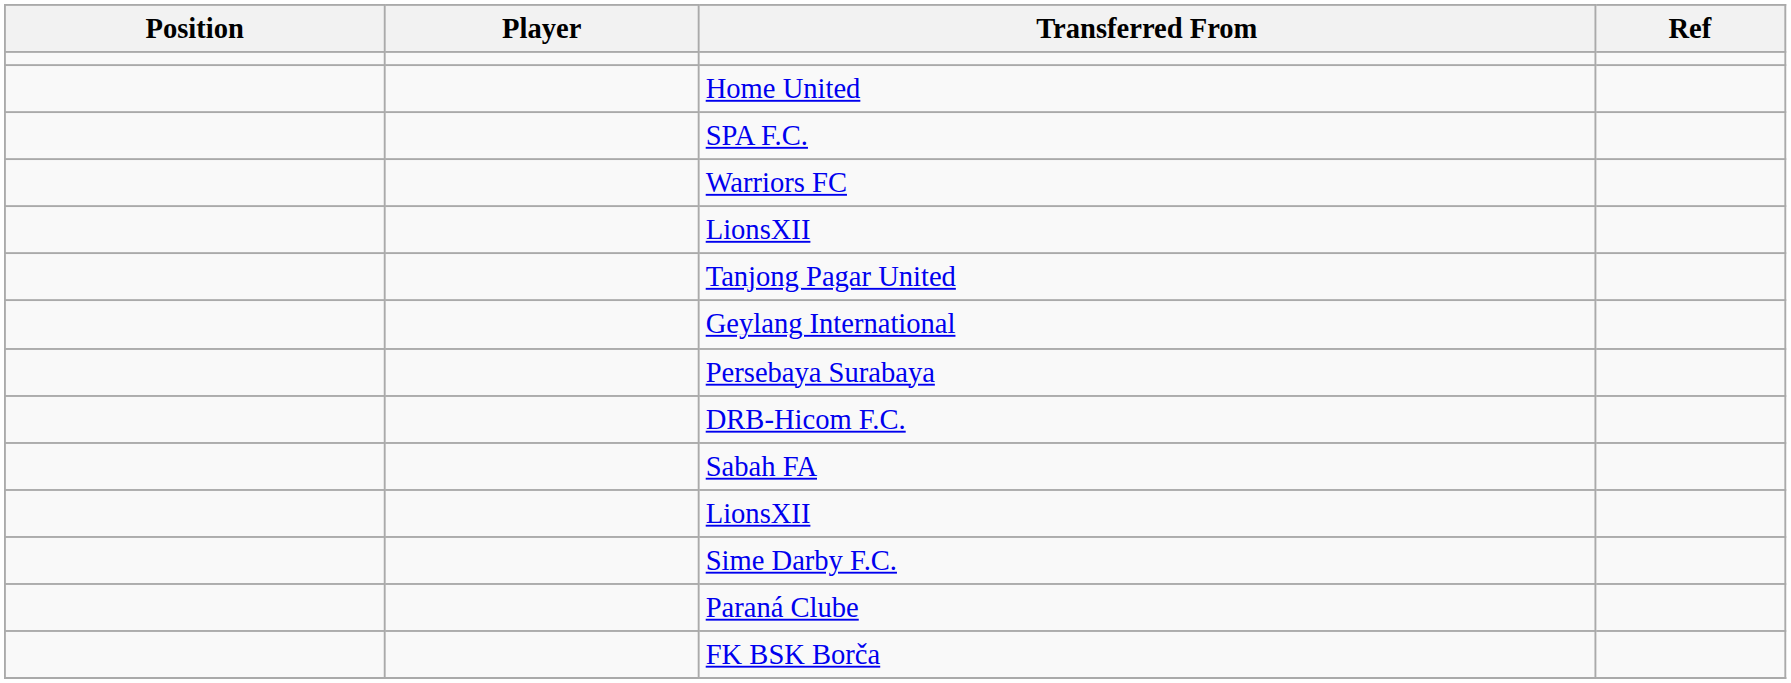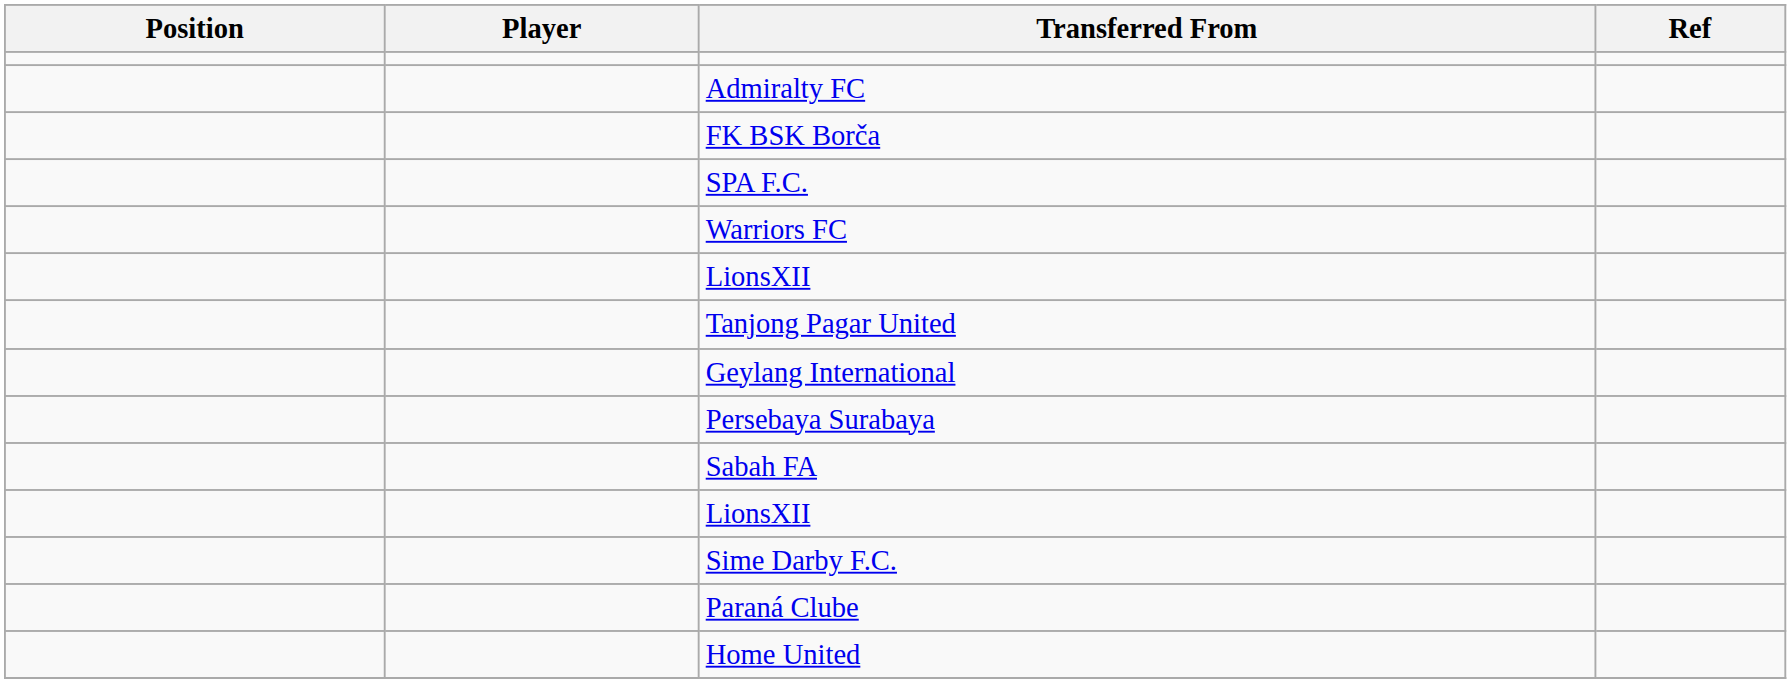+ row: (195, 89)
rows swapped: (195, 654) <-> (195, 89)
- row: (195, 419)
